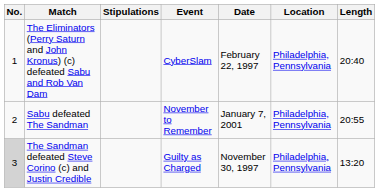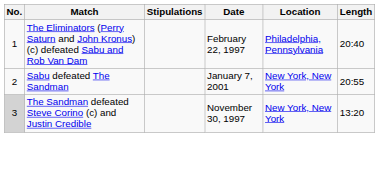- column: (190, 12)
(302, 120) Philadelphia, Pennsylvania -> (298, 81) New York, New York
(302, 162) Philadelphia, Pennsylvania -> (298, 113) New York, New York
